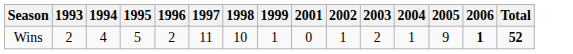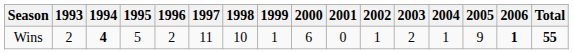+ column: (309, 15)
(103, 37) normal -> (103, 37) bold
(516, 37) 52 -> (550, 37) 55
